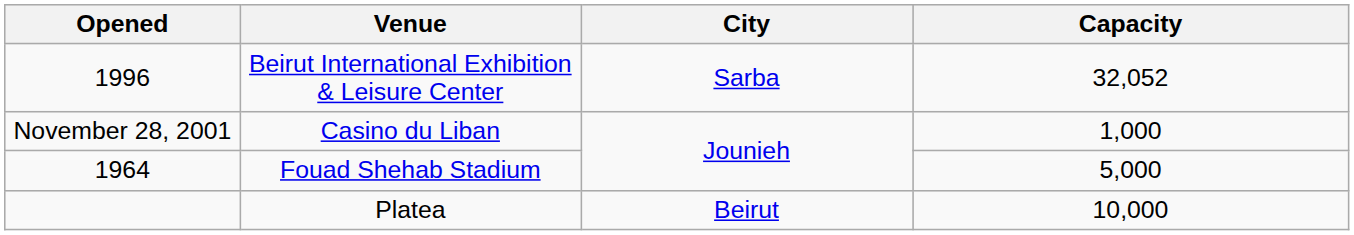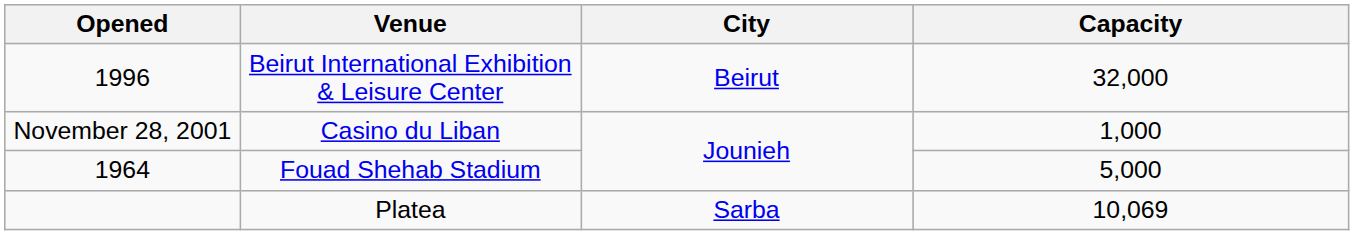(747, 77) Sarba -> (747, 77) Beirut
(1130, 77) 32,052 -> (1130, 77) 32,000
(747, 209) Beirut -> (747, 209) Sarba
(1130, 209) 10,000 -> (1130, 209) 10,069
